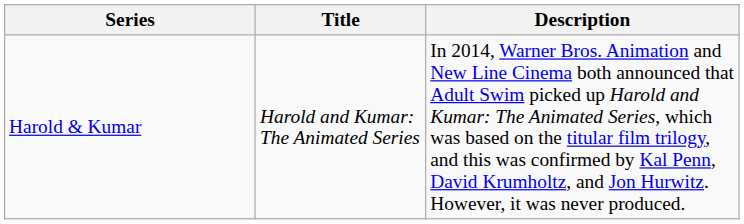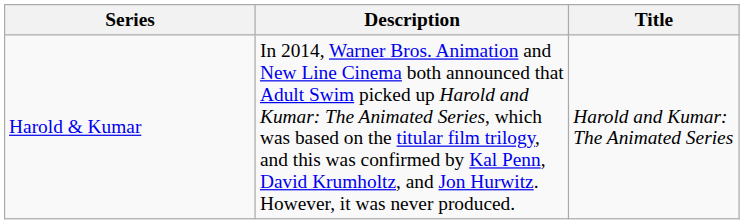columns swapped: (341, 19) <-> (582, 19)
